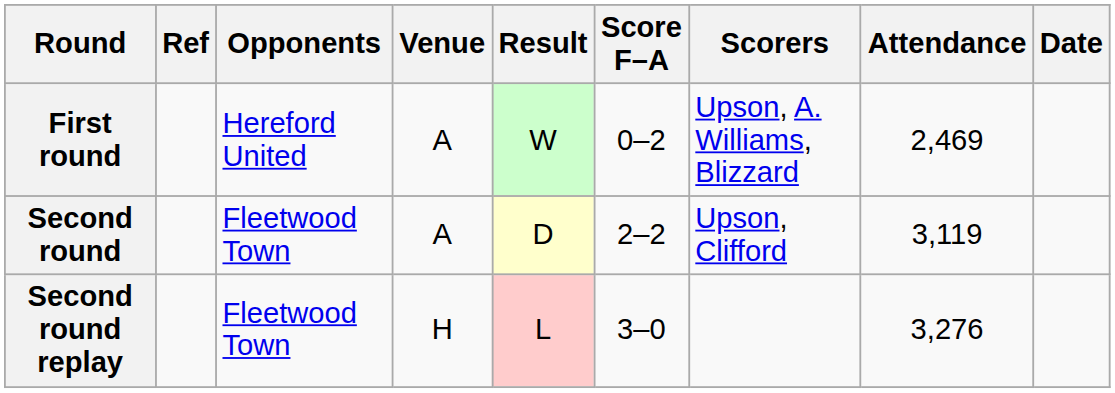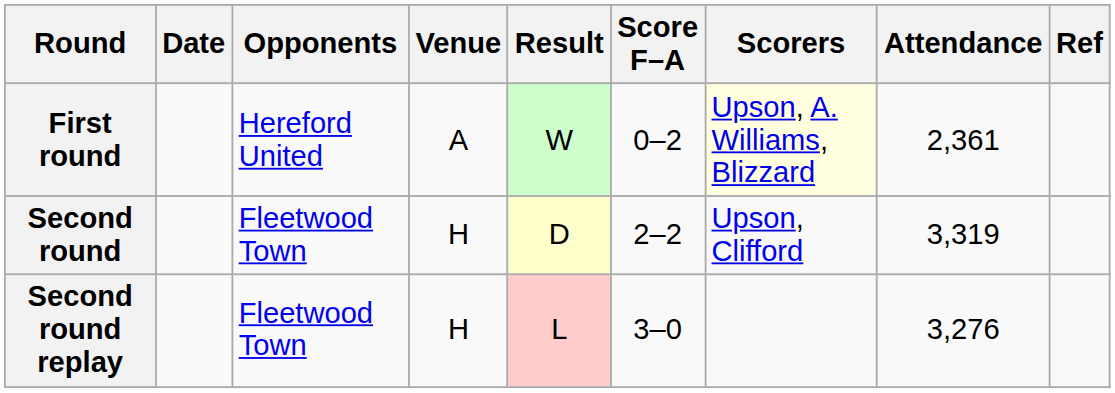columns swapped: (1071, 43) <-> (186, 43)
(758, 139) no background -> (775, 139) lightyellow background
(947, 139) 2,469 -> (963, 139) 2,361
(442, 234) A -> (458, 234) H
(947, 234) 3,119 -> (963, 234) 3,319
